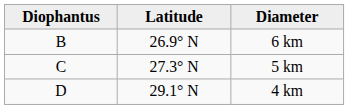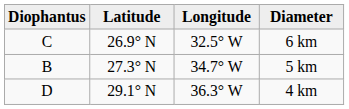+ column: (216, 16)
(61, 41) B -> (47, 41) C
(61, 66) C -> (47, 66) B
